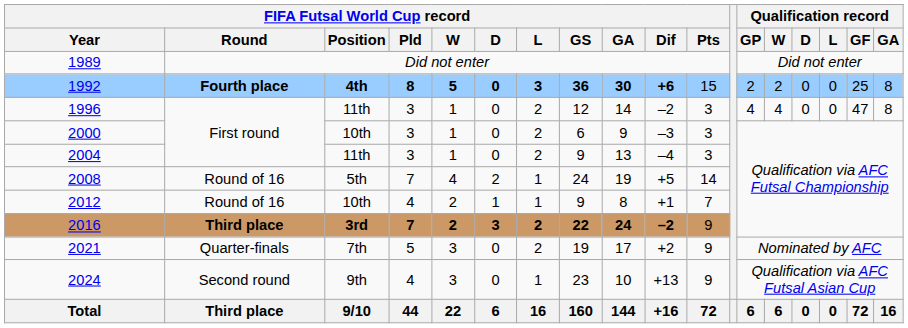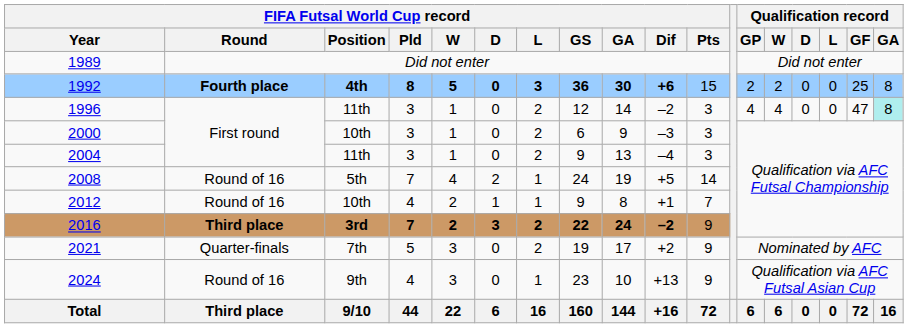(888, 109) no background -> (888, 109) paleturquoise background
(244, 280) Second round -> (244, 280) Round of 16
